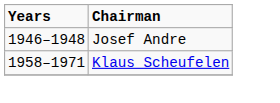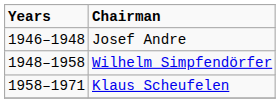+ row: (182, 63)
